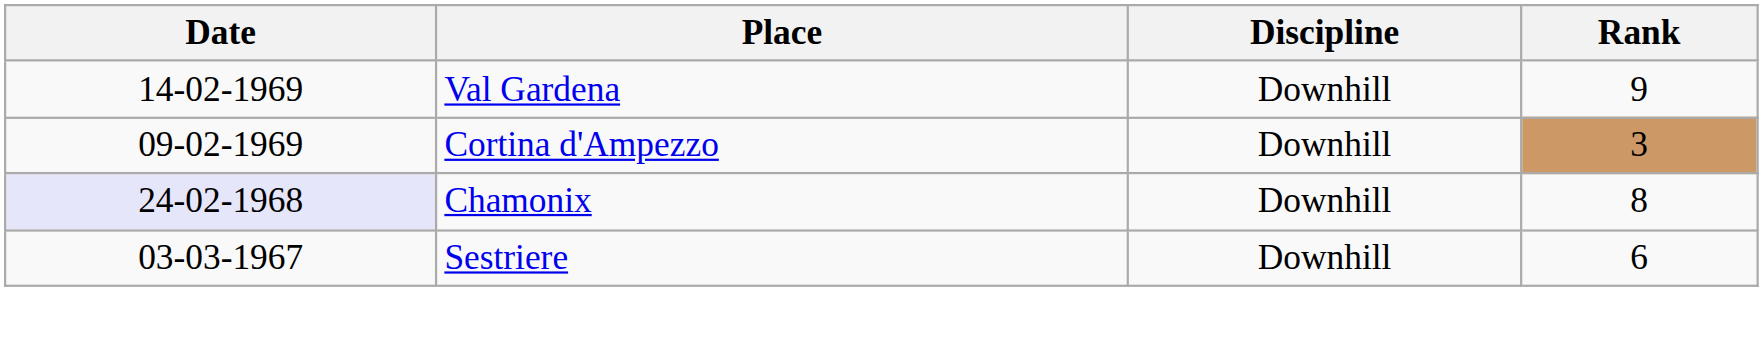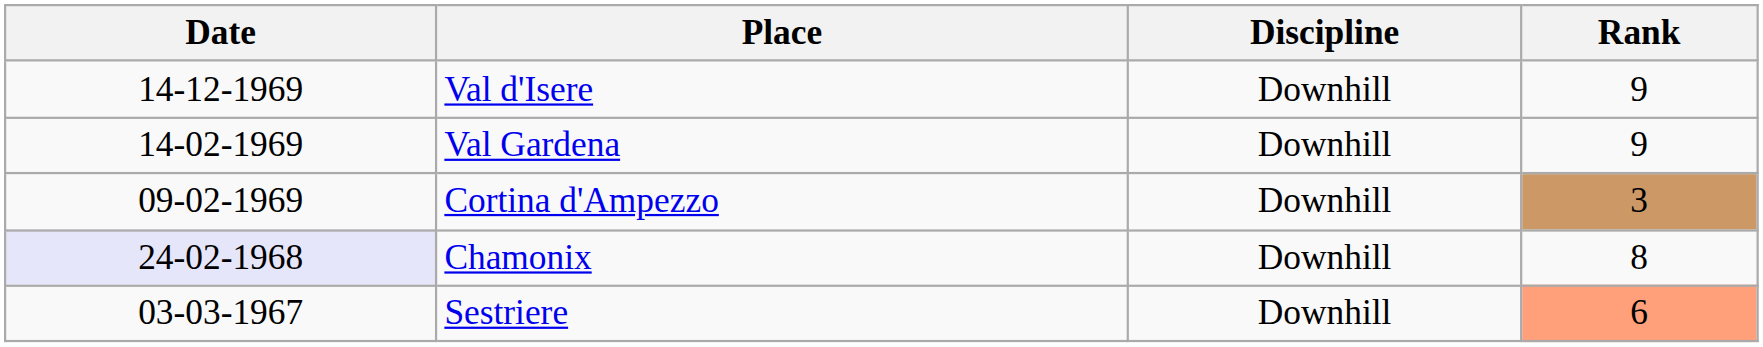+ row: (519, 88)
(1639, 256) no background -> (1639, 312) lightsalmon background
